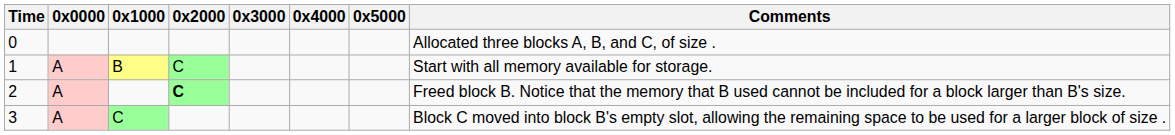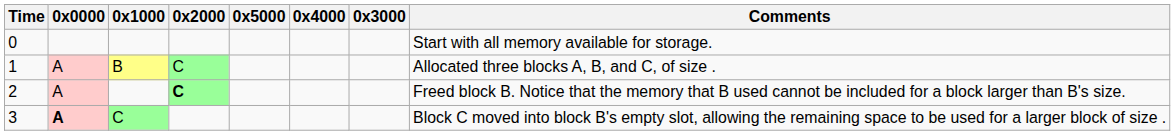columns swapped: (259, 17) <-> (379, 17)
(565, 42) Allocated three blocks A, B, and C, of size . -> (563, 42) Start with all memory available for storage.
(563, 67) Start with all memory available for storage. -> (565, 67) Allocated three blocks A, B, and C, of size .
(57, 117) normal -> (58, 117) bold
